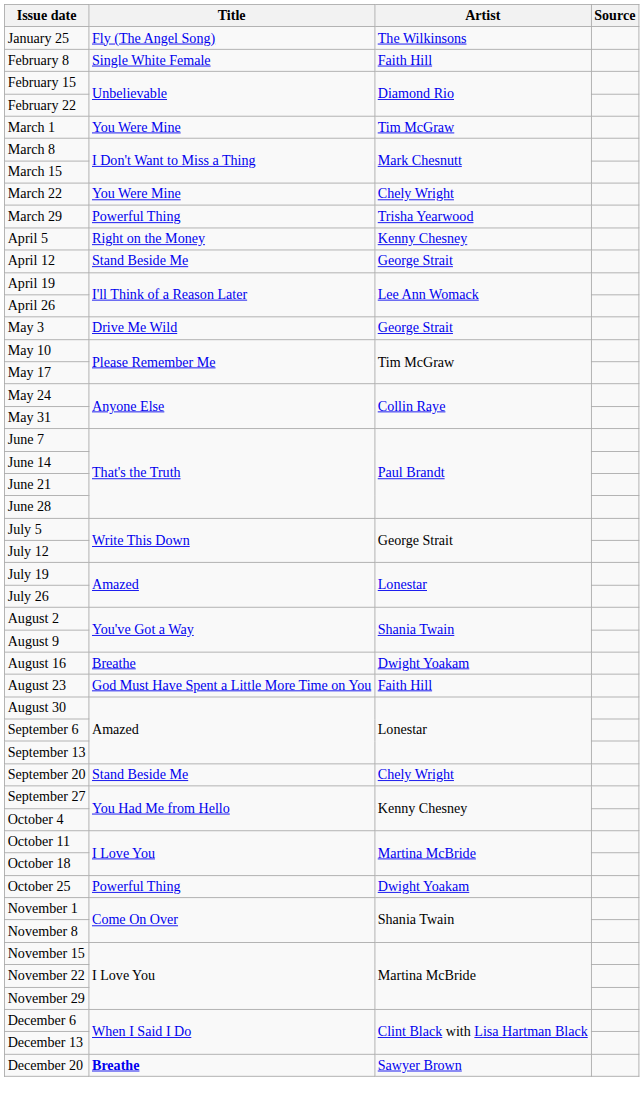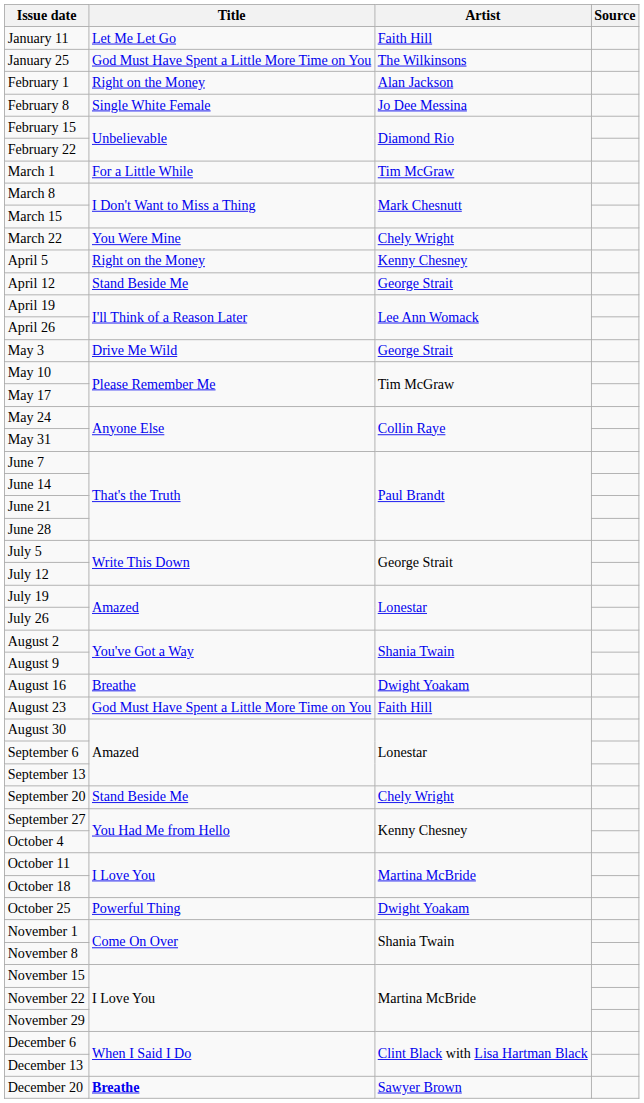+ row: (38, 37)
(154, 37) Fly (The Angel Song) -> (232, 60) God Must Have Spent a Little More Time on You
+ row: (38, 82)
(405, 60) Faith Hill -> (422, 104) Jo Dee Messina
(136, 127) You Were Mine -> (142, 171) For a Little While
- row: (35, 216)
